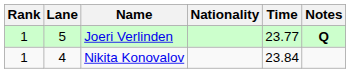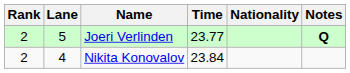columns swapped: (225, 15) <-> (282, 15)
(24, 36) 1 -> (24, 36) 2
(24, 57) 1 -> (24, 57) 2
